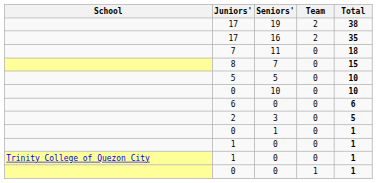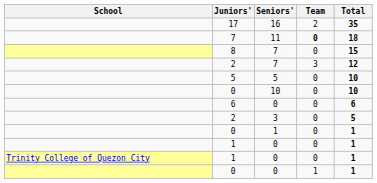- row: (233, 24)
(315, 51) normal -> (315, 37) bold
+ row: (233, 64)
